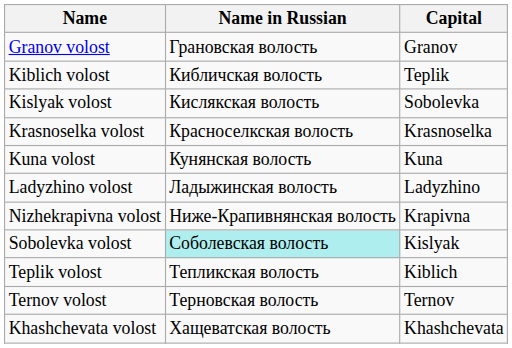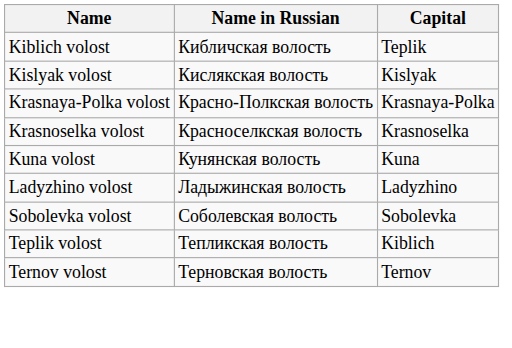- row: (59, 46)
(442, 103) Sobolevka -> (409, 74) Kislyak
+ row: (89, 103)
- row: (85, 215)
(249, 243) paleturquoise background -> (258, 215) no background
(432, 243) Kislyak -> (419, 215) Sobolevka
- row: (82, 328)
